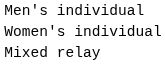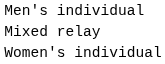rows swapped: (83, 32) <-> (52, 53)
